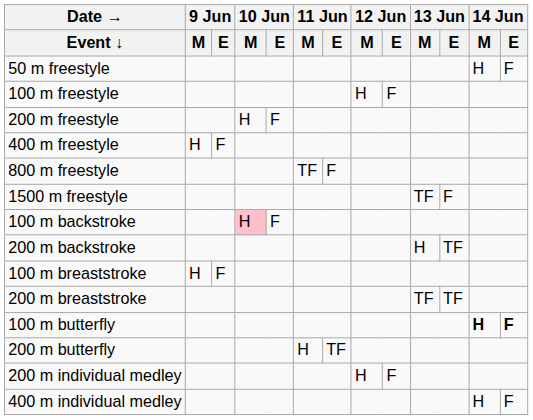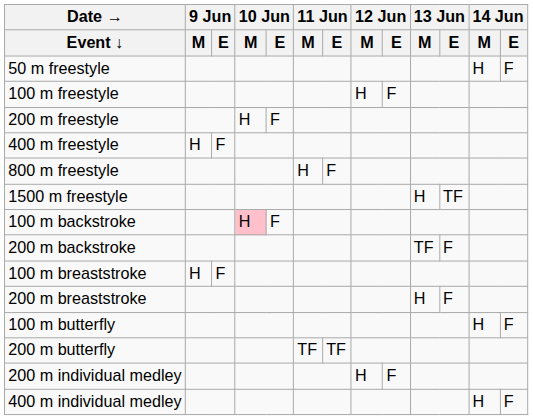(307, 171) TF -> (303, 171) H
(424, 196) TF -> (420, 196) H
(448, 196) F -> (453, 196) TF
(420, 247) H -> (424, 247) TF
(453, 247) TF -> (448, 247) F
(424, 299) TF -> (420, 299) H
(453, 299) TF -> (448, 299) F
(478, 324) bold -> (478, 324) normal
(509, 324) bold -> (509, 324) normal
(303, 350) H -> (307, 350) TF
